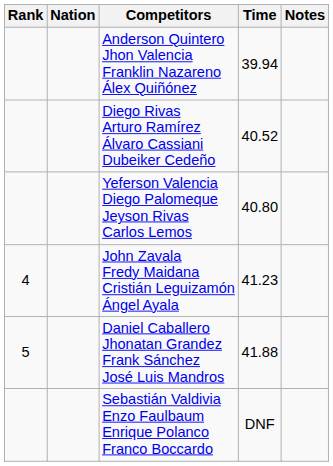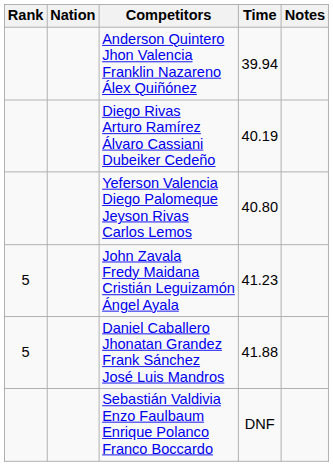(260, 135) 40.52 -> (260, 135) 40.19
(26, 280) 4 -> (26, 280) 5
